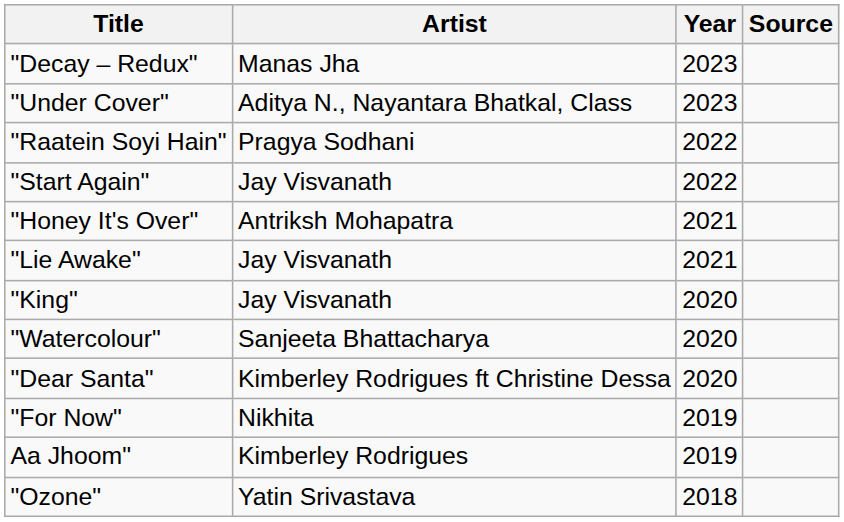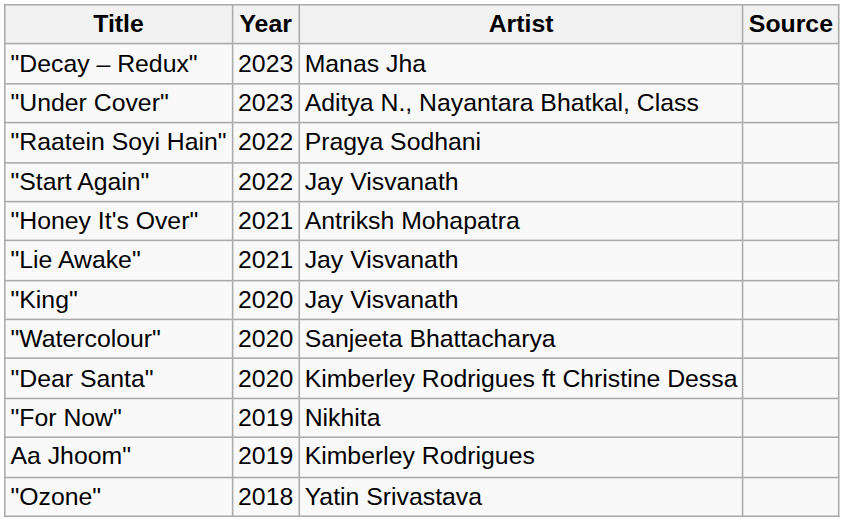columns swapped: (454, 24) <-> (710, 24)
